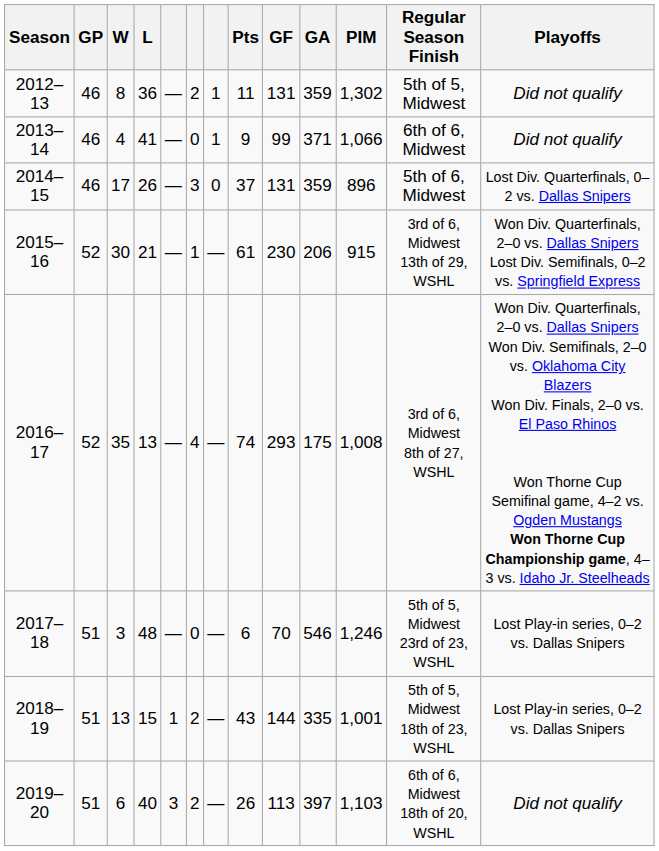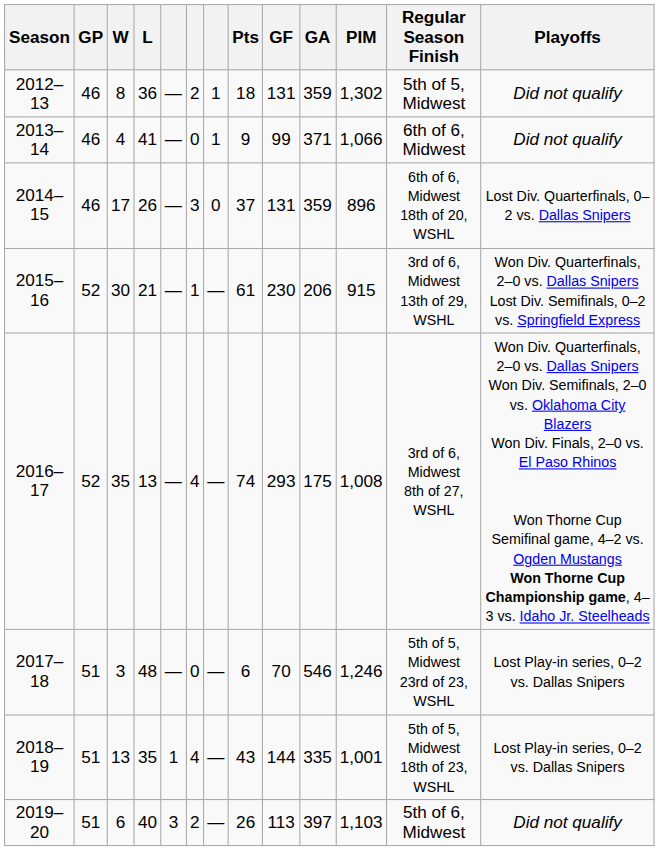(246, 93) 11 -> (246, 93) 18
(434, 186) 5th of 6, Midwest -> (434, 206) 6th of 6, Midwest 18th of 20, WSHL
(147, 718) 15 -> (147, 757) 35
(195, 718) 2 -> (195, 757) 4
(434, 804) 6th of 6, Midwest 18th of 20, WSHL -> (434, 822) 5th of 6, Midwest
